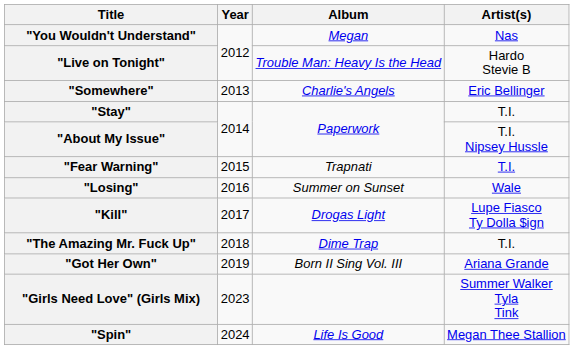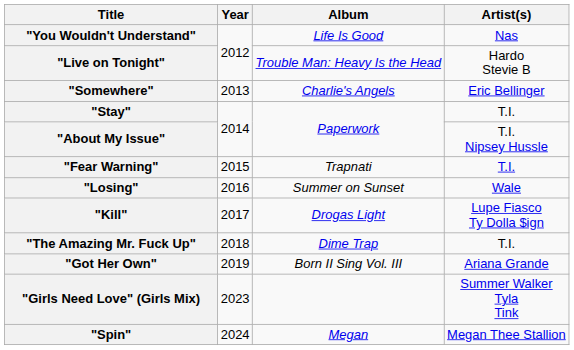(348, 35) Megan -> (348, 35) Life Is Good
(348, 334) Life Is Good -> (348, 334) Megan
